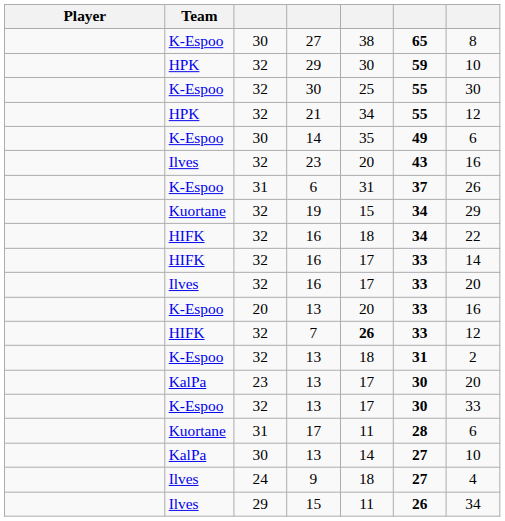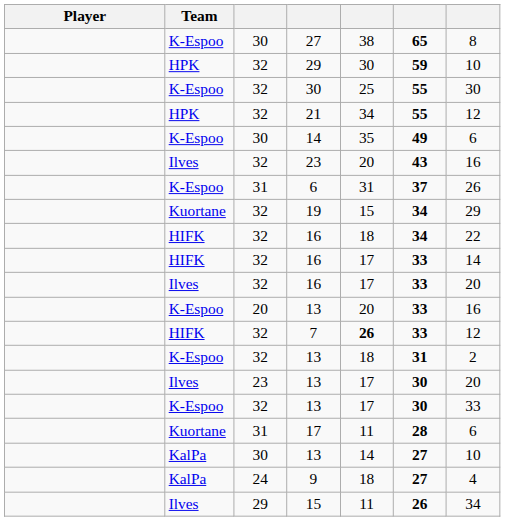(187, 382) KalPa -> (184, 382) Ilves
(184, 479) Ilves -> (187, 479) KalPa
